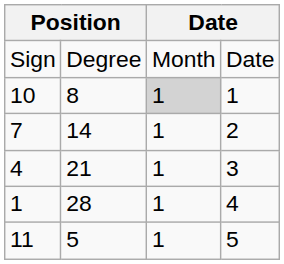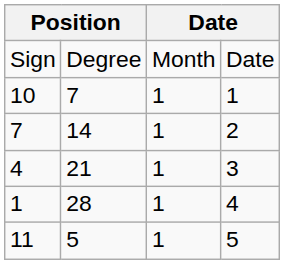(73, 95) 8 -> (73, 95) 7
(158, 95) lightgrey background -> (158, 95) no background
